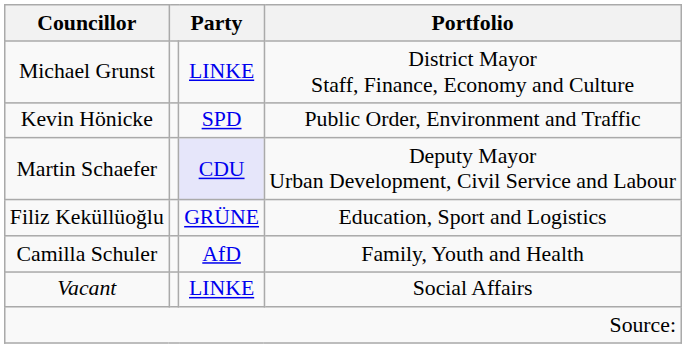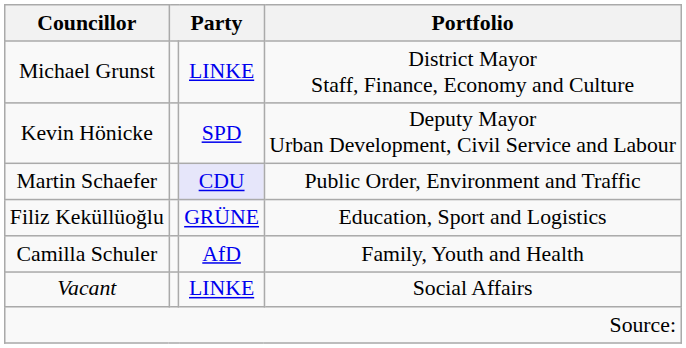(473, 120) Public Order, Environment and Traffic -> (473, 133) Deputy Mayor Urban Development, Civil Service and Labour
(473, 168) Deputy Mayor Urban Development, Civil Service and Labour -> (473, 181) Public Order, Environment and Traffic
